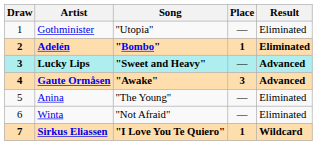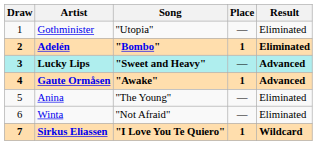(242, 81) 3 -> (242, 81) 1
